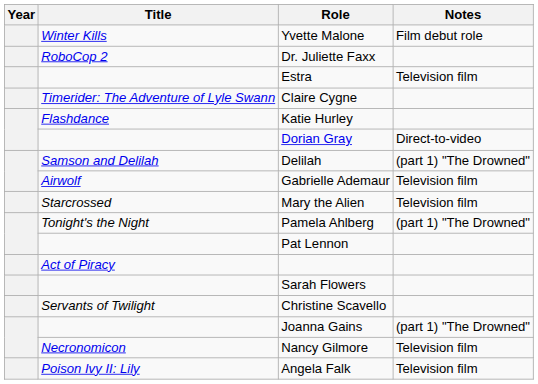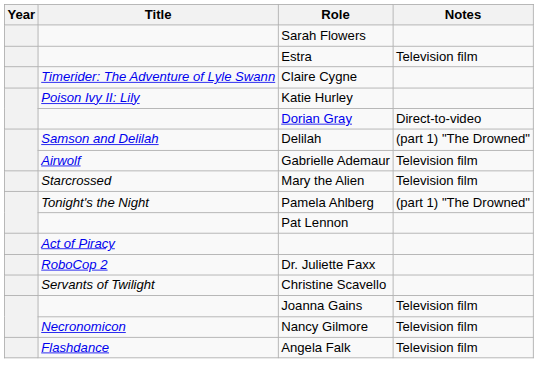- row: (323, 35)
rows swapped: (324, 285) <-> (328, 56)
(75, 118) Flashdance -> (90, 98) Poison Ivy II: Lily
(463, 327) (part 1) "The Drowned" -> (437, 306) Television film
(90, 368) Poison Ivy II: Lily -> (75, 347) Flashdance
